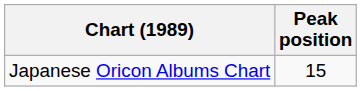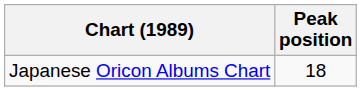(316, 70) 15 -> (316, 70) 18
